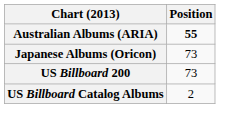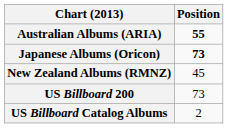(191, 53) normal -> (199, 53) bold
+ row: (89, 73)
